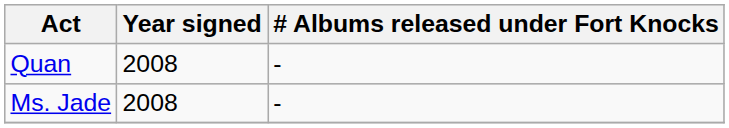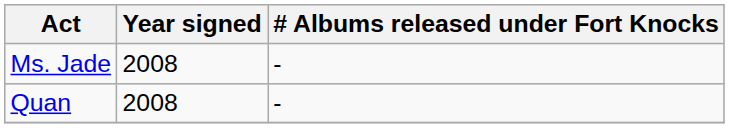rows swapped: (61, 102) <-> (41, 63)
